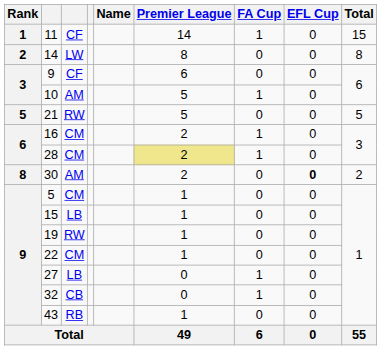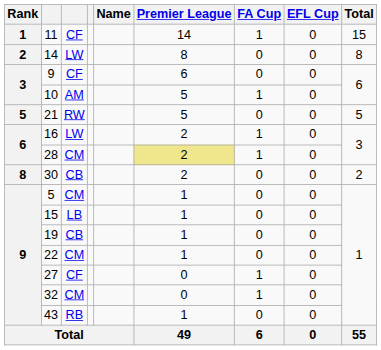(74, 134) CM -> (74, 134) LW
(74, 174) AM -> (74, 174) CB
(313, 174) bold -> (313, 174) normal
(74, 235) RW -> (74, 235) CB
(74, 275) LB -> (74, 275) CF
(74, 295) CB -> (74, 295) CM
